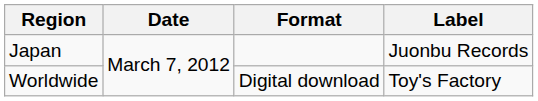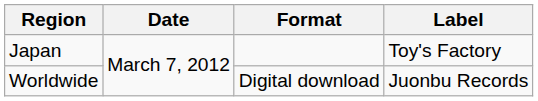(458, 50) Juonbu Records -> (445, 50) Toy's Factory
(445, 80) Toy's Factory -> (458, 80) Juonbu Records
